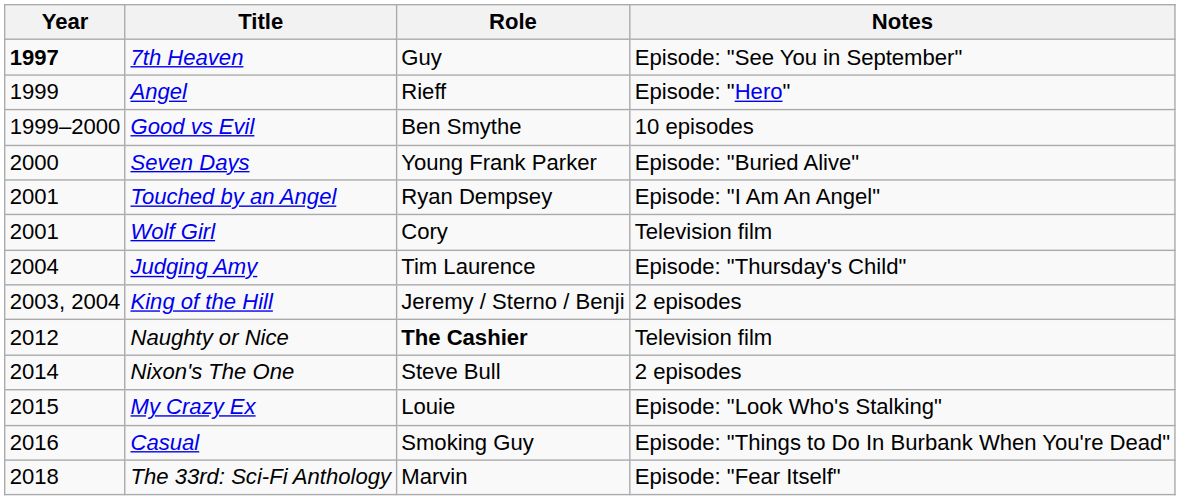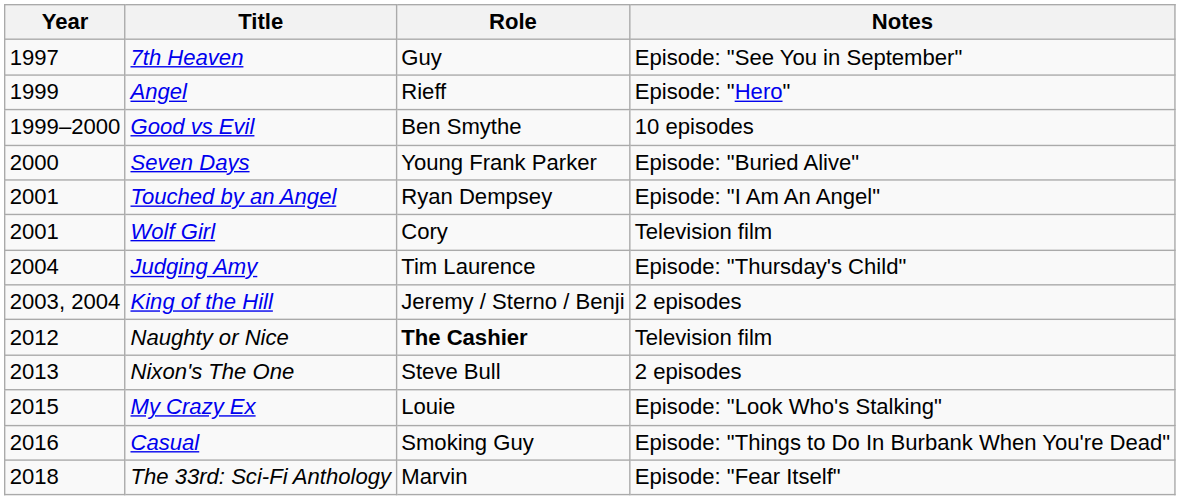(34, 57) bold -> (34, 57) normal
(34, 372) 2014 -> (34, 372) 2013
